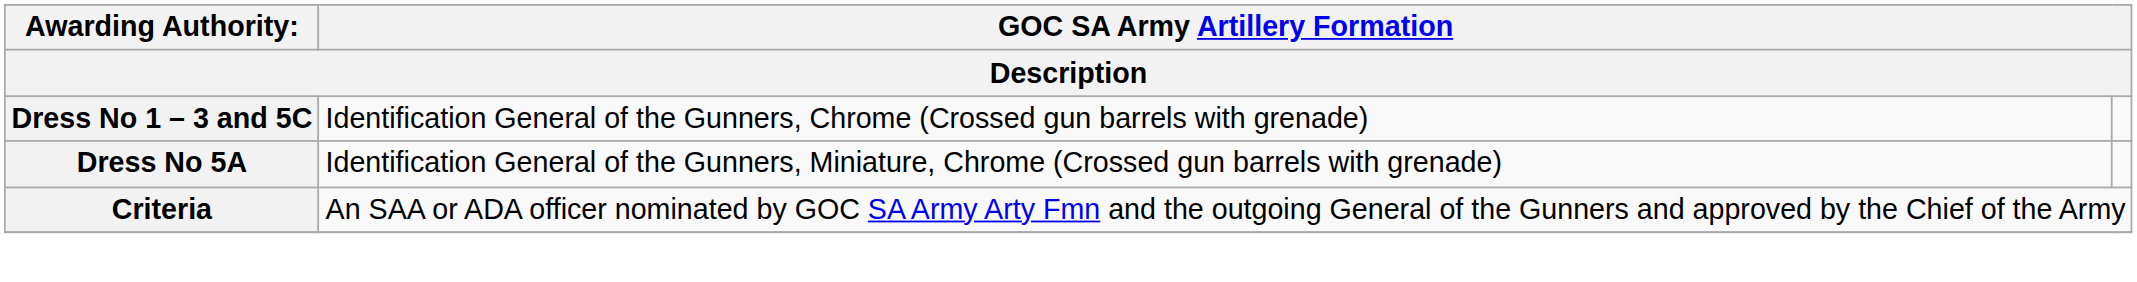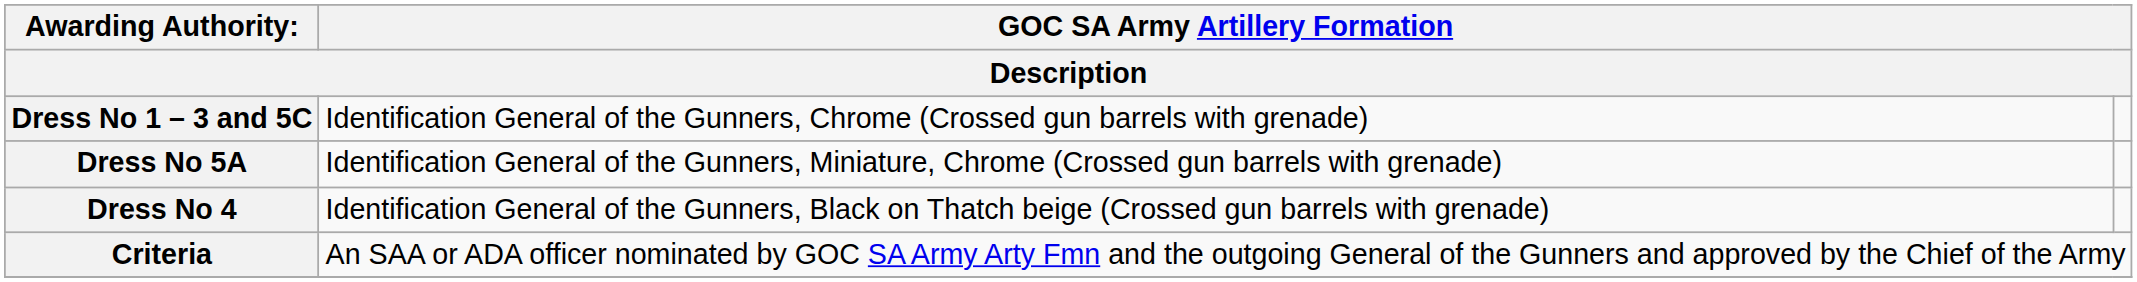+ row: (162, 208)
